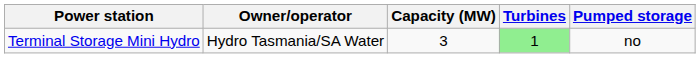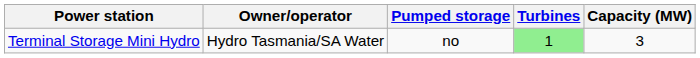columns swapped: (444, 16) <-> (633, 16)
